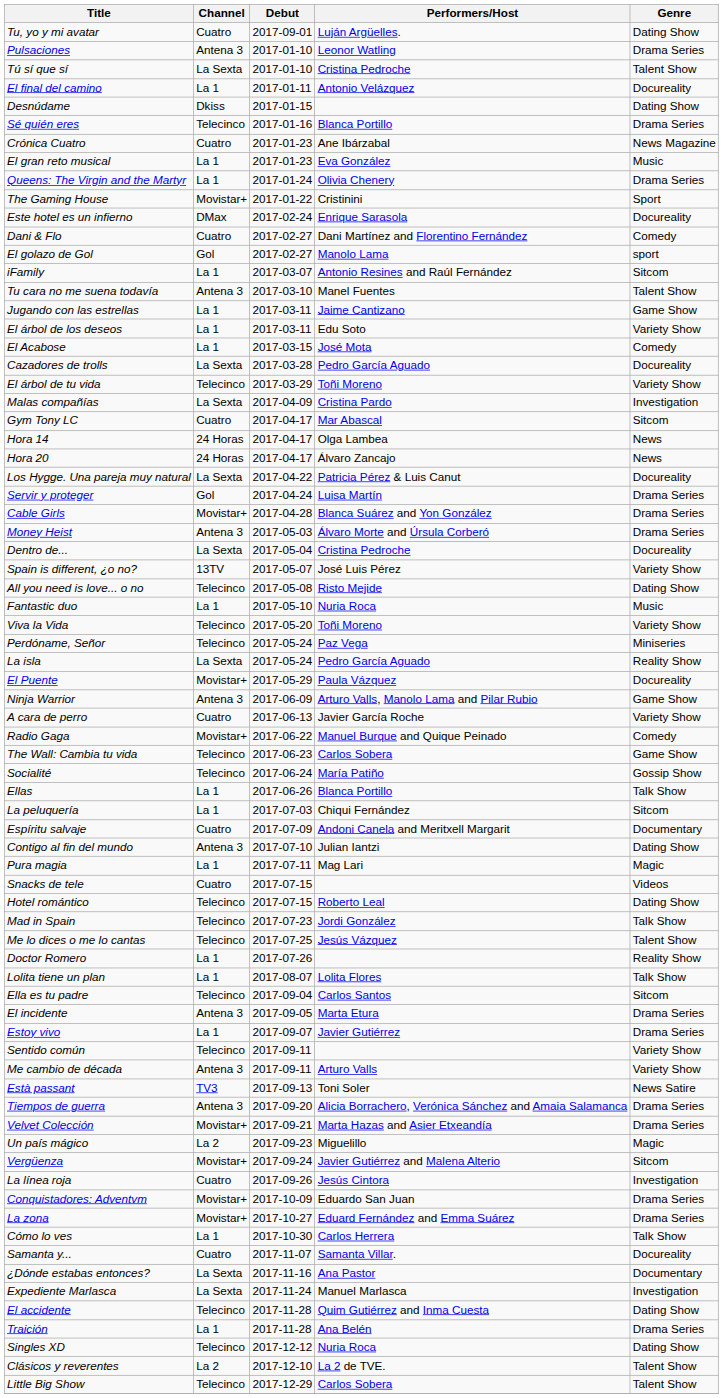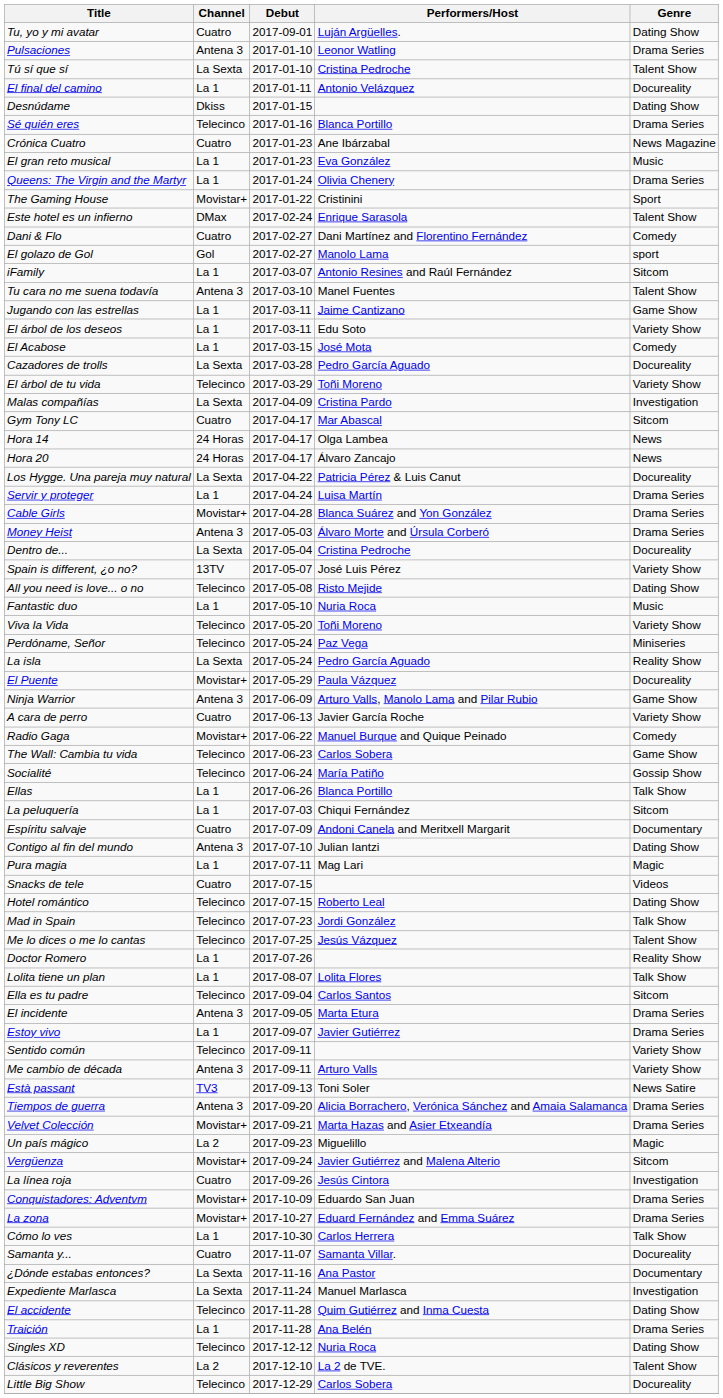(662, 217) Docureality -> (665, 217) Talent Show
(205, 495) Gol -> (208, 495) La 1
(665, 1384) Talent Show -> (662, 1384) Docureality
